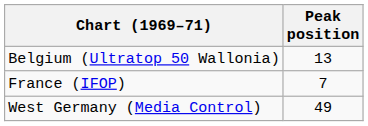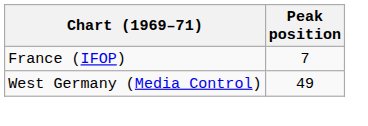- row: (144, 59)
